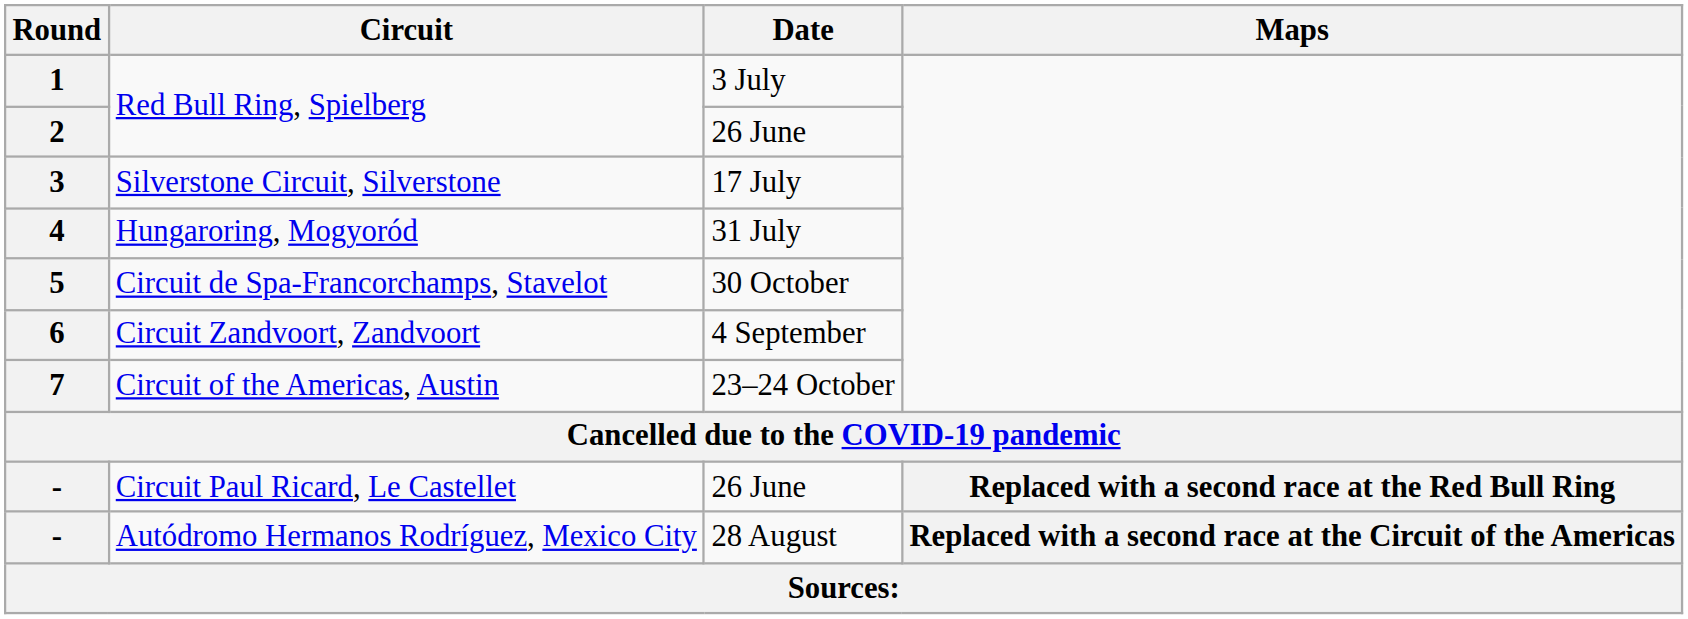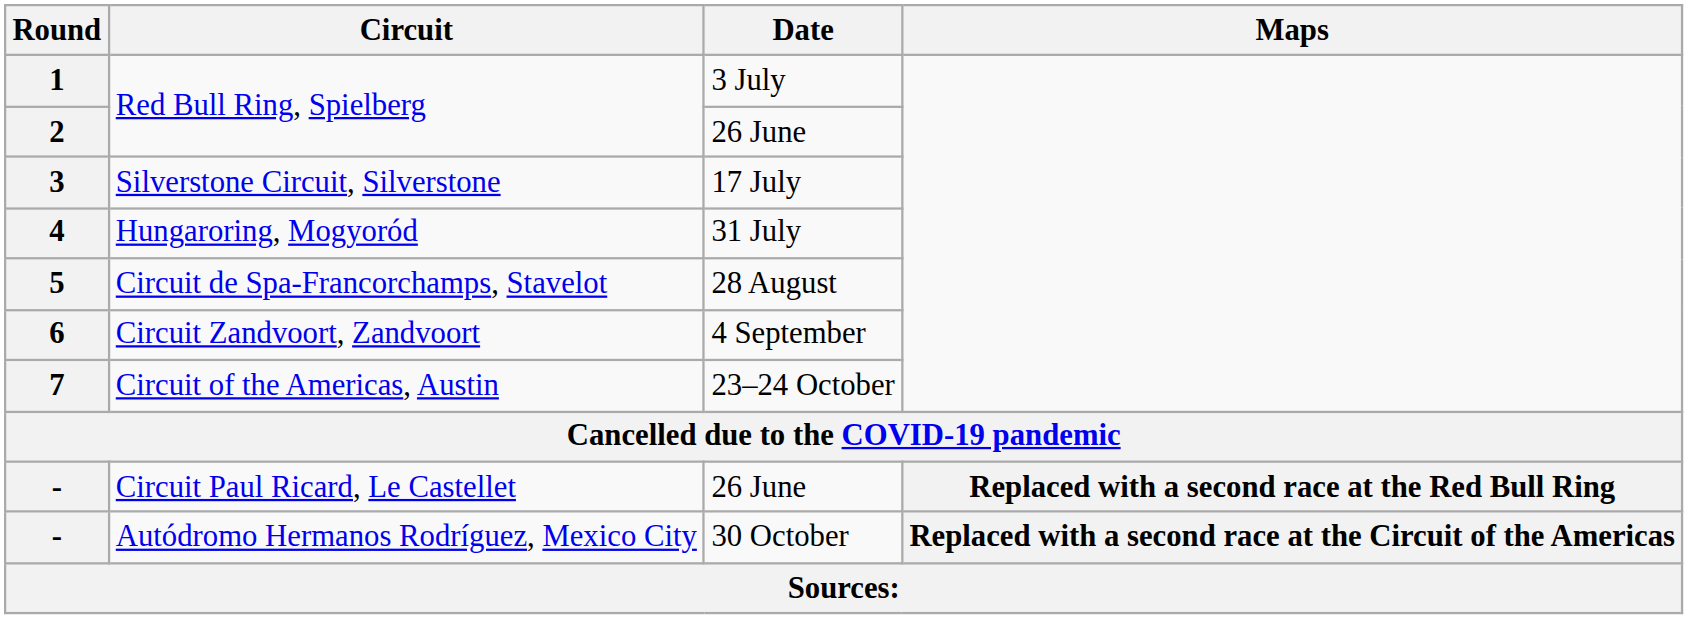(780, 282) 30 October -> (774, 282) 28 August
(774, 536) 28 August -> (780, 536) 30 October
